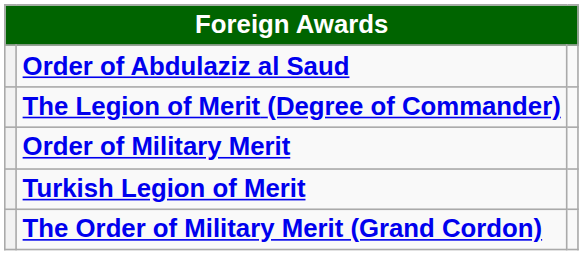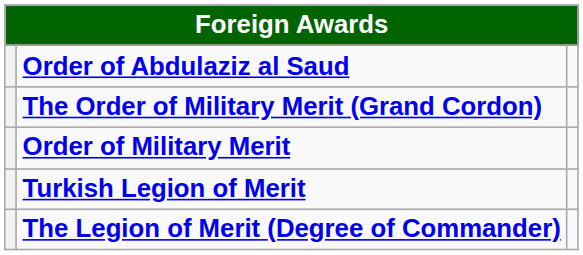rows swapped: (292, 106) <-> (282, 229)
